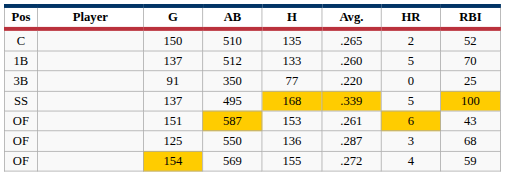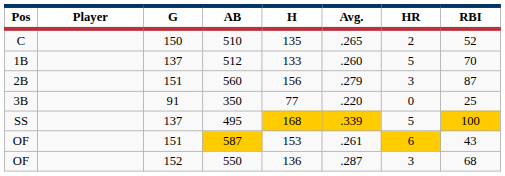+ row: (232, 80)
(173, 141) 125 -> (173, 161) 152
- row: (232, 161)
